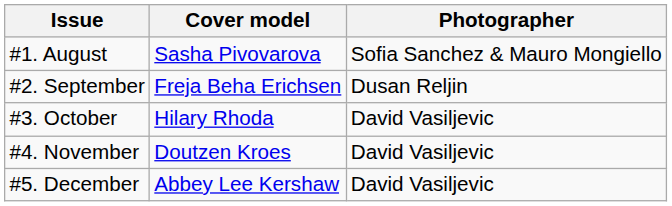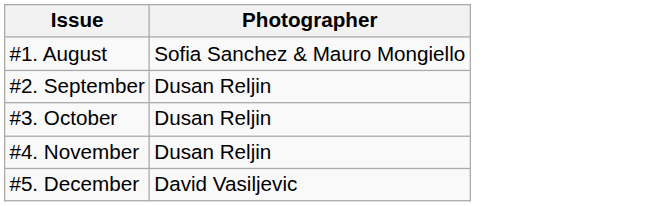- column: (248, 20)
(422, 119) David Vasiljevic -> (213, 119) Dusan Reljin
(422, 151) David Vasiljevic -> (213, 151) Dusan Reljin
